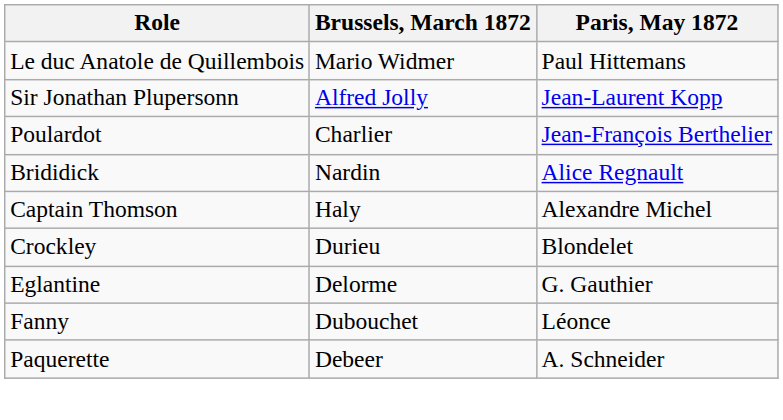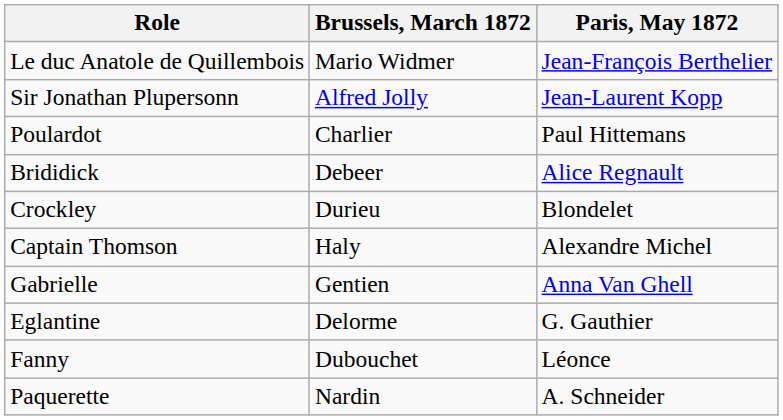(614, 60) Paul Hittemans -> (657, 60) Jean-François Berthelier
(657, 135) Jean-François Berthelier -> (614, 135) Paul Hittemans
(348, 172) Nardin -> (349, 172) Debeer
rows swapped: (53, 246) <-> (94, 209)
+ row: (54, 284)
(349, 358) Debeer -> (348, 396) Nardin
